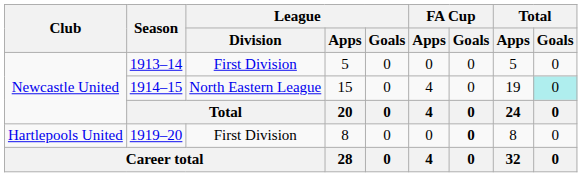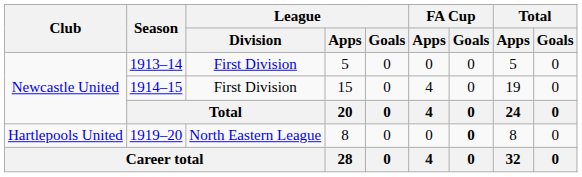(255, 87) North Eastern League -> (255, 87) First Division
(555, 87) paleturquoise background -> (555, 87) no background
(255, 135) First Division -> (255, 135) North Eastern League
